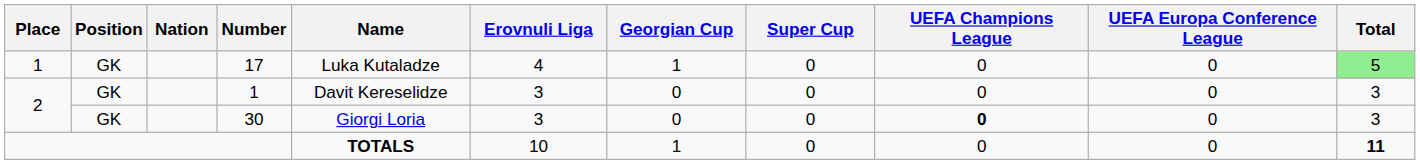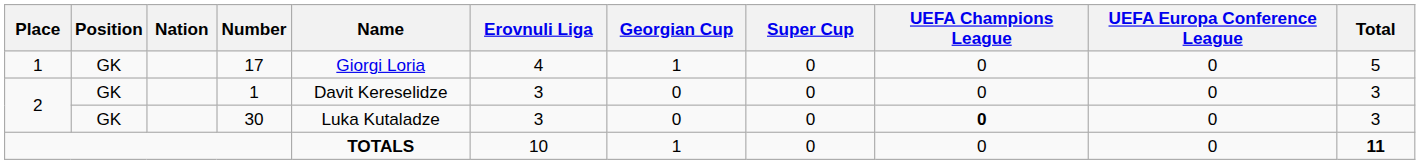(381, 65) Luka Kutaladze -> (381, 65) Giorgi Loria
(1376, 65) lightgreen background -> (1376, 65) no background
(381, 119) Giorgi Loria -> (381, 119) Luka Kutaladze
